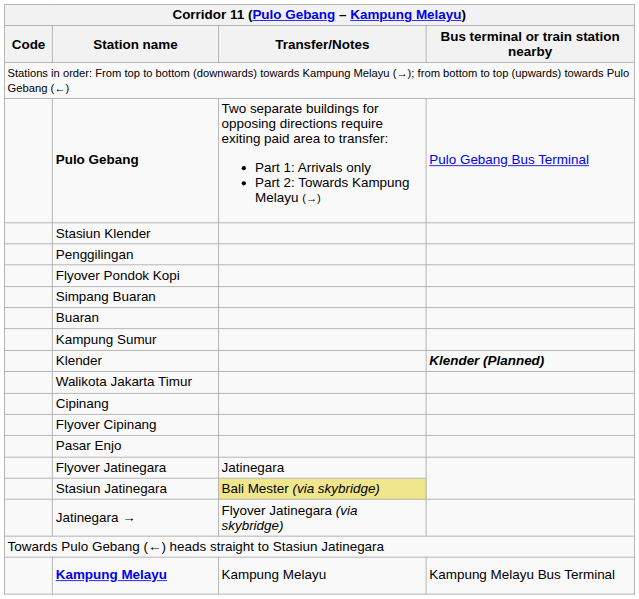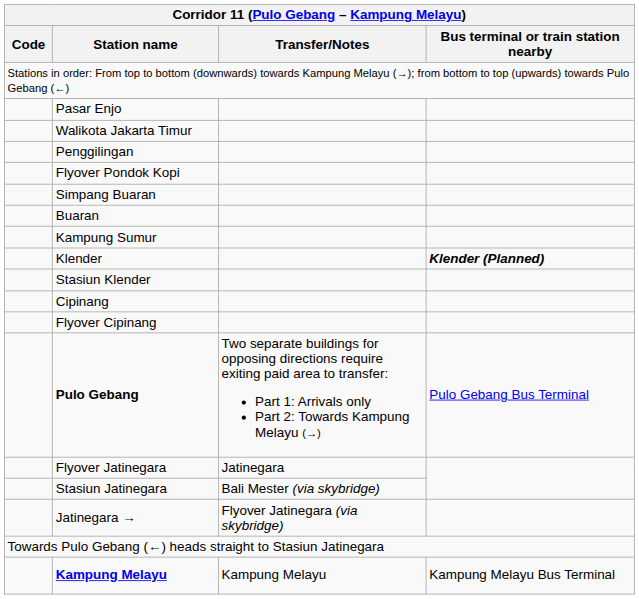rows swapped: (97, 160) <-> (89, 446)
rows swapped: (124, 382) <-> (103, 233)
(301, 488) khaki background -> (301, 488) no background
